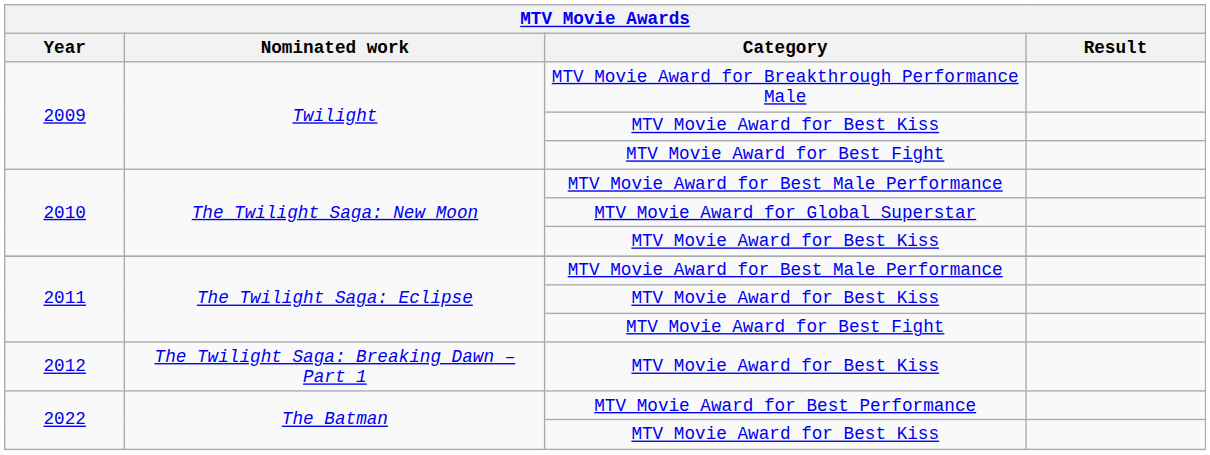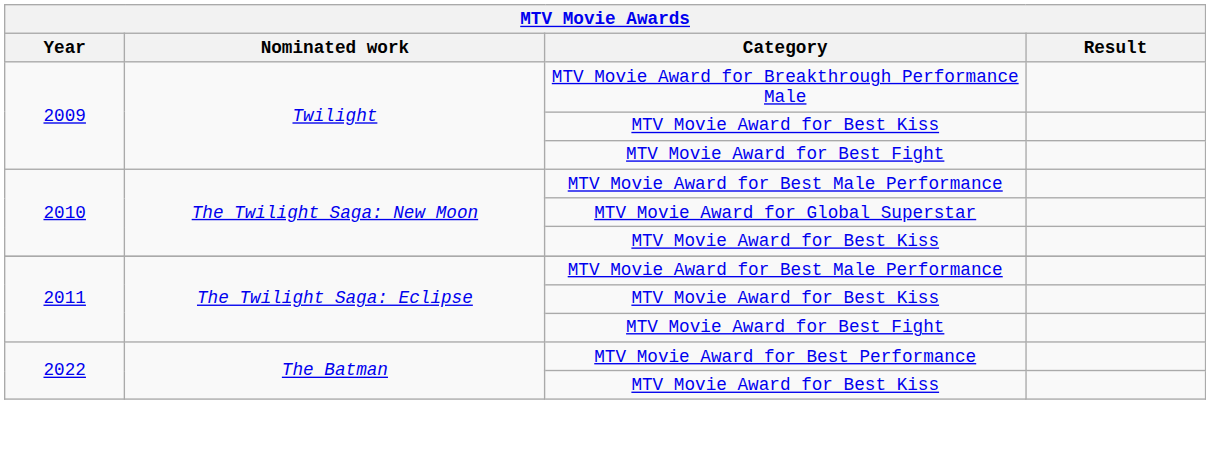- row: (65, 367)
